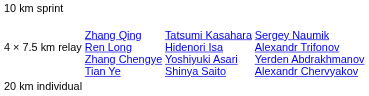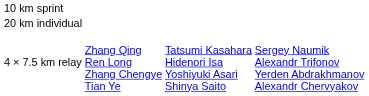rows swapped: (43, 87) <-> (43, 47)
